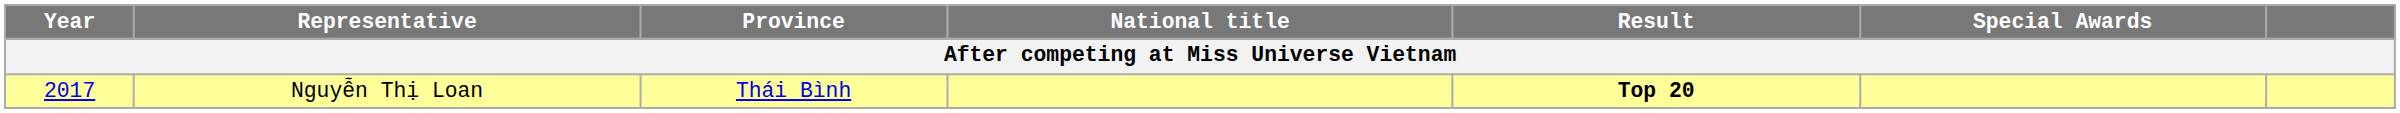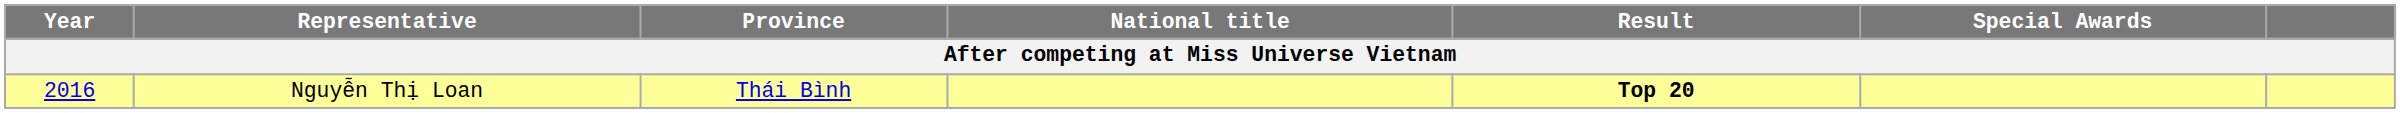(70, 90) 2017 -> (70, 90) 2016
